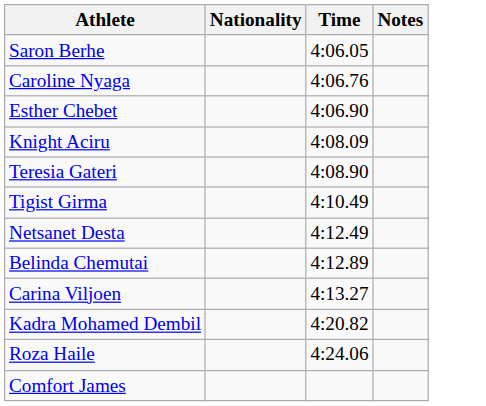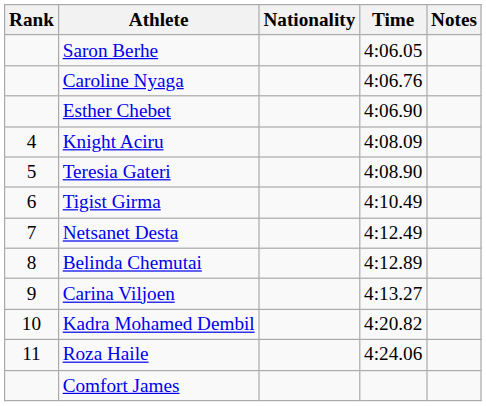+ column: (31, 19)
